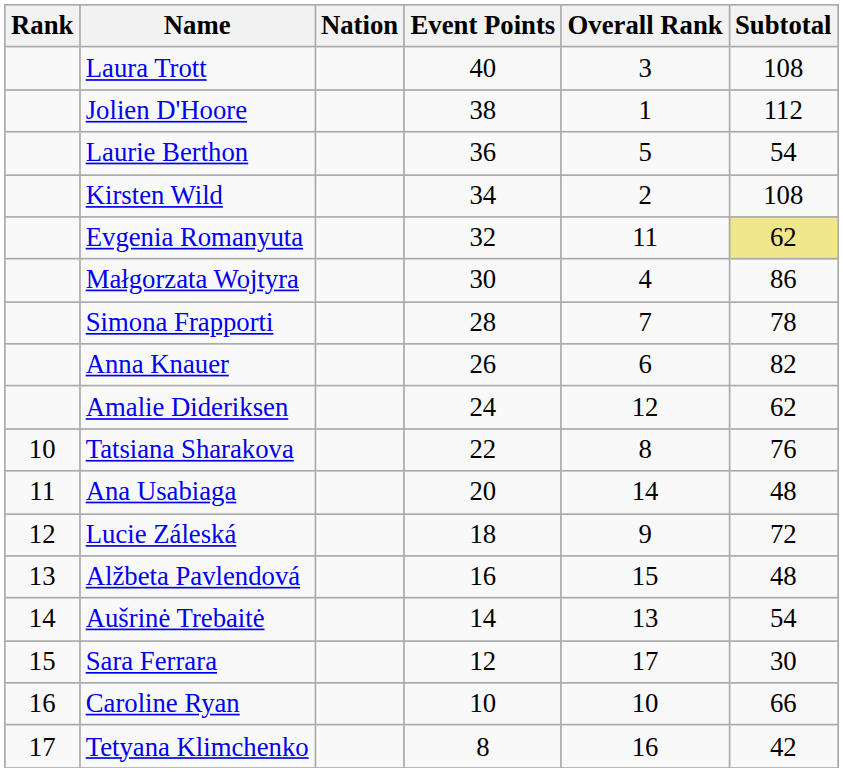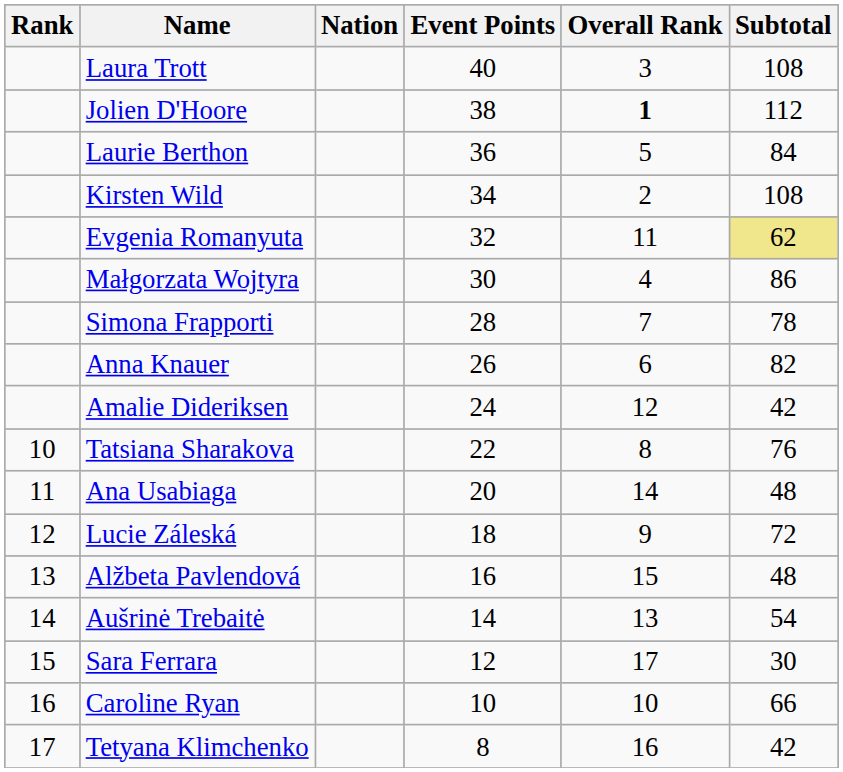(645, 110) normal -> (645, 110) bold
(783, 152) 54 -> (783, 152) 84
(783, 407) 62 -> (783, 407) 42
